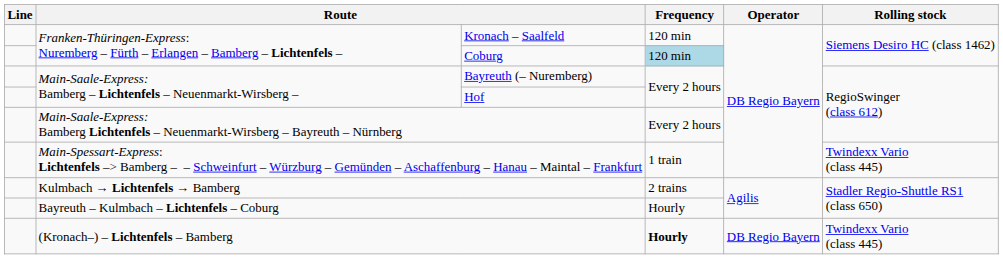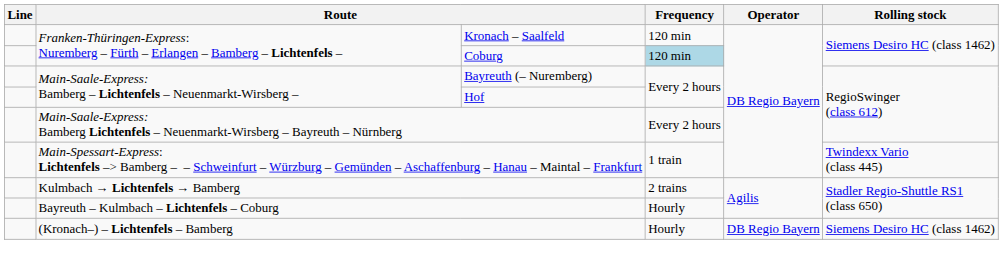(668, 236) bold -> (667, 228) normal
(867, 236) Twindexx Vario (class 445) -> (910, 228) Siemens Desiro HC (class 1462)
